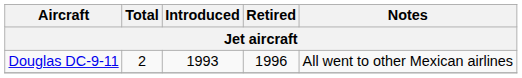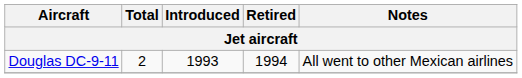(271, 61) 1996 -> (271, 61) 1994
